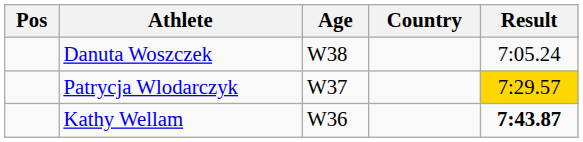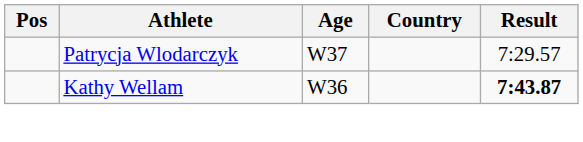- row: (138, 53)
(529, 86) gold background -> (529, 53) no background
